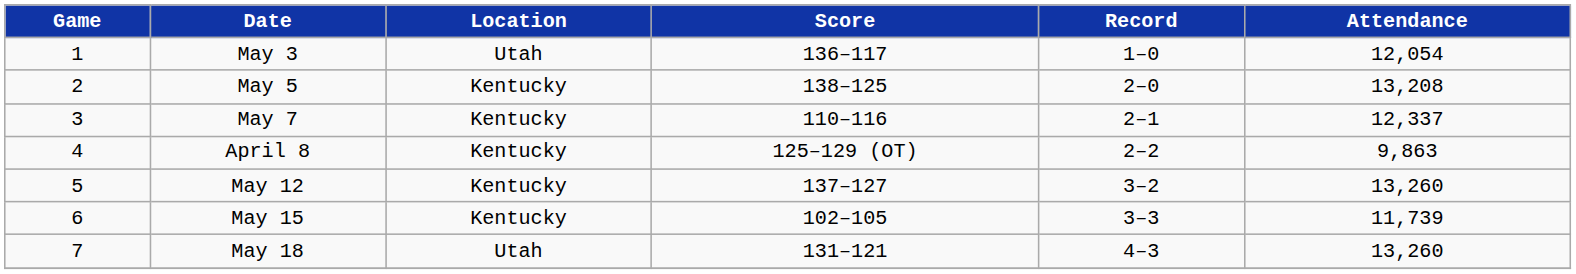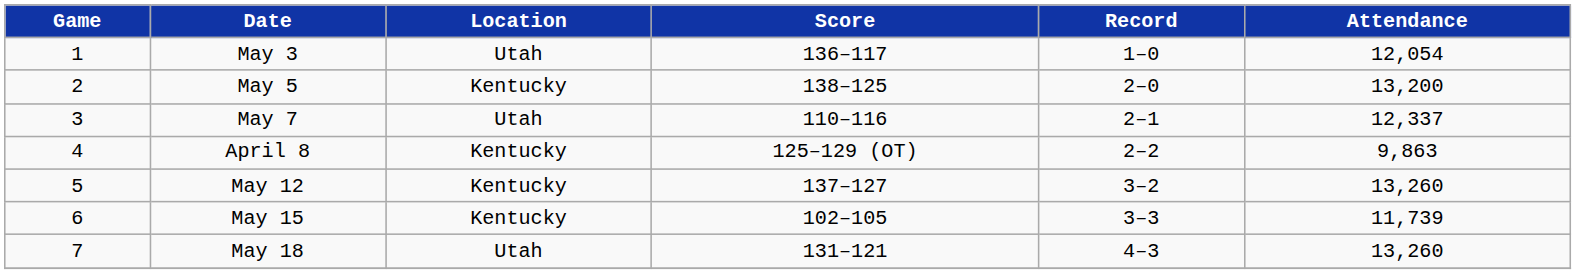(1407, 87) 13,208 -> (1407, 87) 13,200
(519, 120) Kentucky -> (519, 120) Utah
